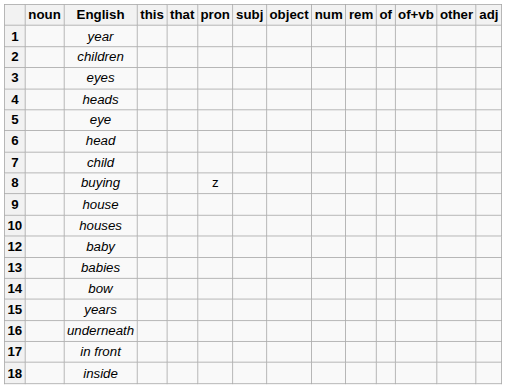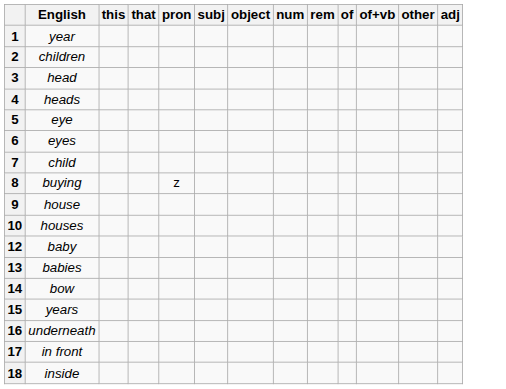- column: (45, 15)
(101, 78) eyes -> (62, 78) head
(101, 141) head -> (62, 141) eyes
